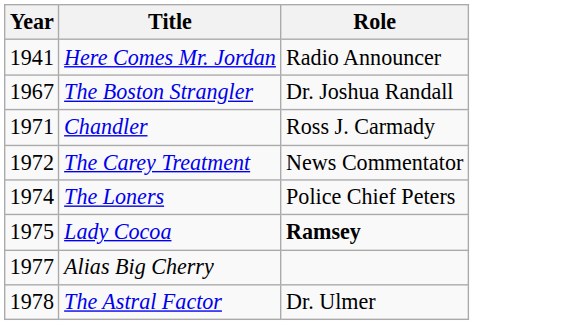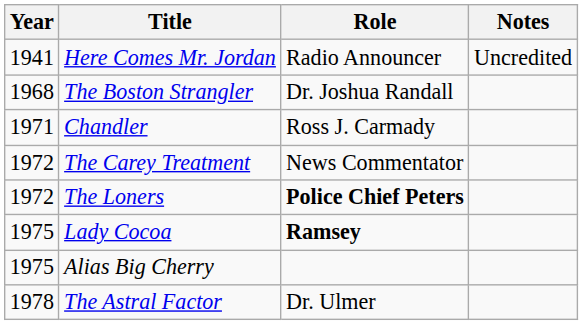+ column: (523, 22)
(32, 92) 1967 -> (32, 92) 1968
(32, 197) 1974 -> (32, 197) 1972
(371, 197) normal -> (375, 197) bold
(32, 267) 1977 -> (32, 267) 1975
